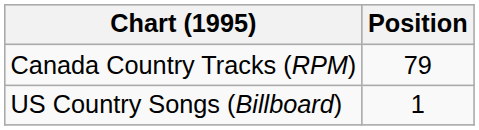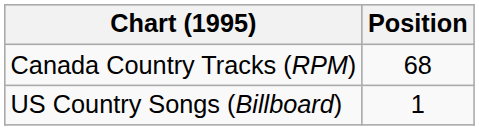(418, 64) 79 -> (418, 64) 68
